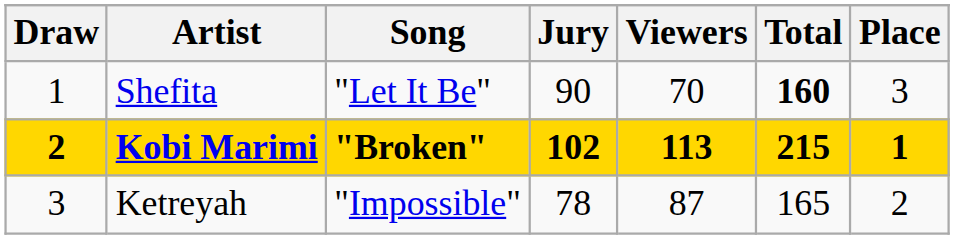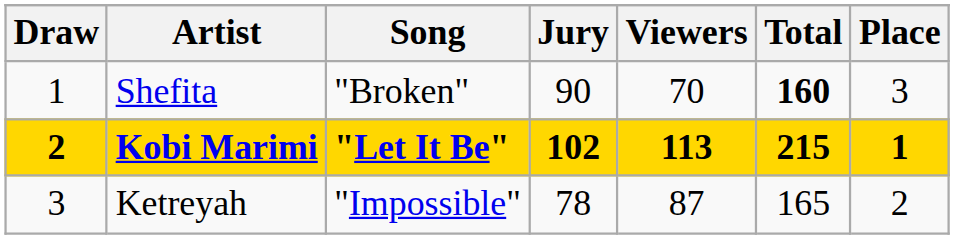(413, 89) "Let It Be" -> (402, 89) "Broken"
(411, 146) "Broken" -> (422, 146) "Let It Be"
